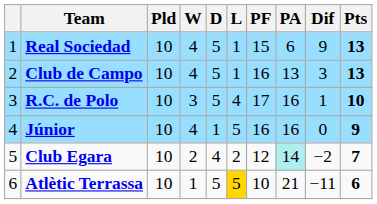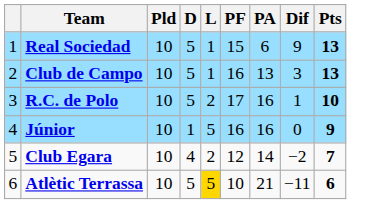- column: (193, 18)
(236, 101) 4 -> (211, 101) 2
(290, 156) paleturquoise background -> (265, 156) no background
